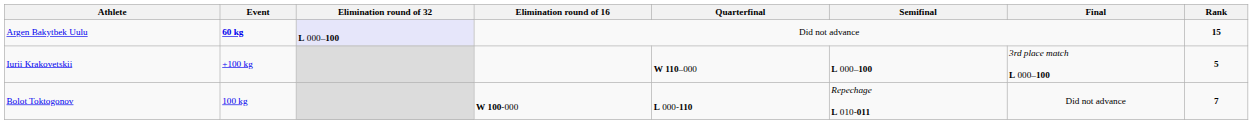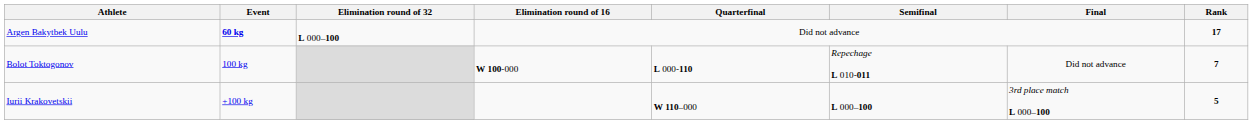(319, 38) lavender background -> (319, 38) no background
(1216, 33) 15 -> (1216, 33) 17
rows swapped: (40, 101) <-> (39, 64)
